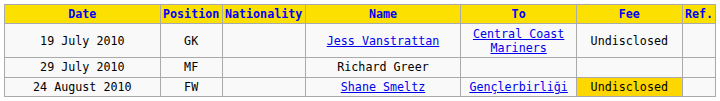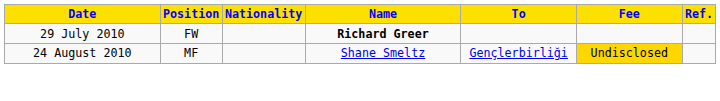- row: (82, 41)
(191, 67) MF -> (191, 34) FW
(383, 67) normal -> (383, 34) bold
(191, 87) FW -> (191, 53) MF
